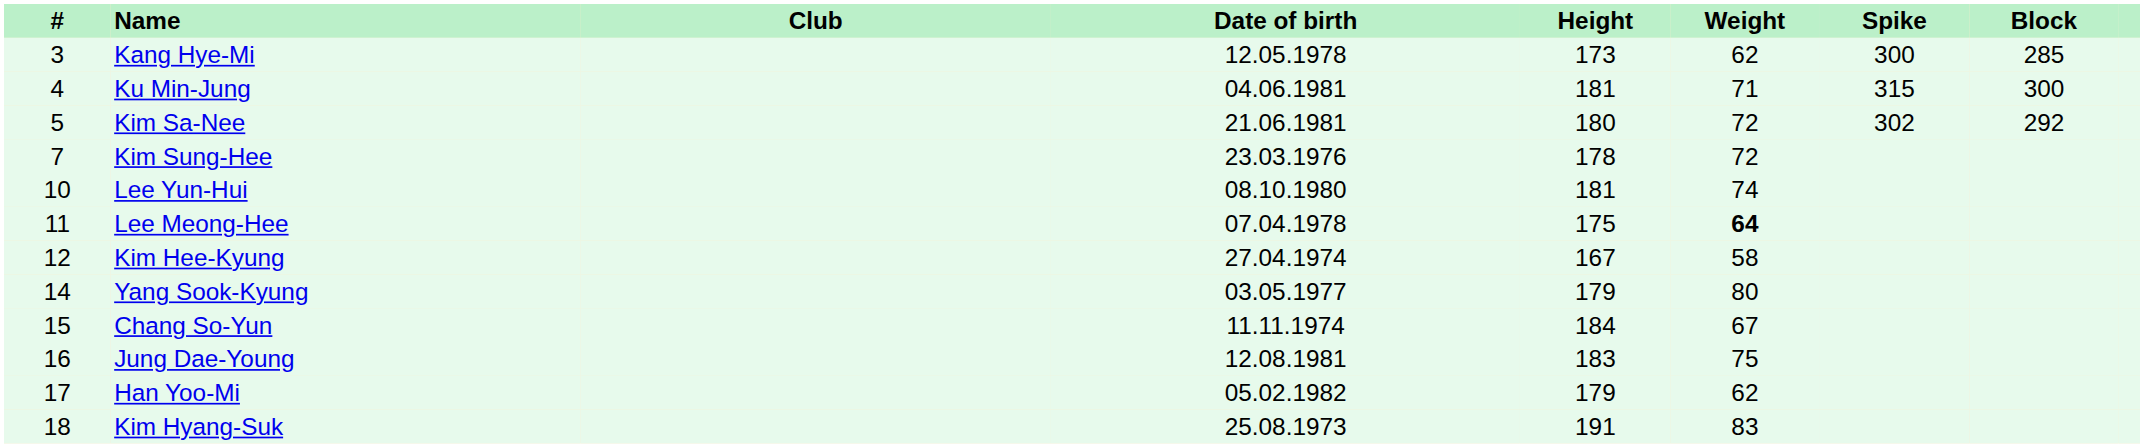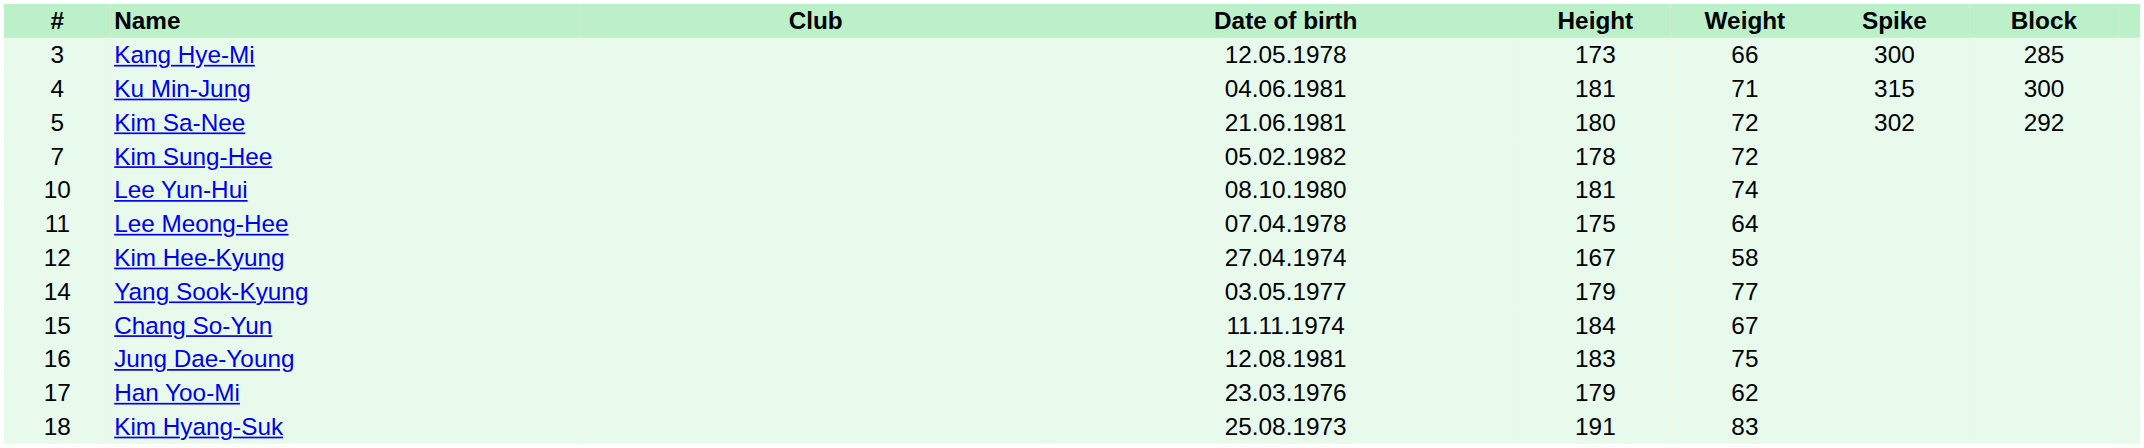(1745, 55) 62 -> (1745, 55) 66
(1286, 156) 23.03.1976 -> (1286, 156) 05.02.1982
(1745, 224) bold -> (1745, 224) normal
(1745, 291) 80 -> (1745, 291) 77
(1286, 393) 05.02.1982 -> (1286, 393) 23.03.1976
